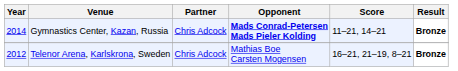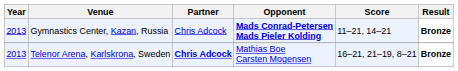(16, 31) 2014 -> (16, 31) 2013
(16, 55) 2012 -> (16, 55) 2013
(201, 55) normal -> (203, 55) bold
